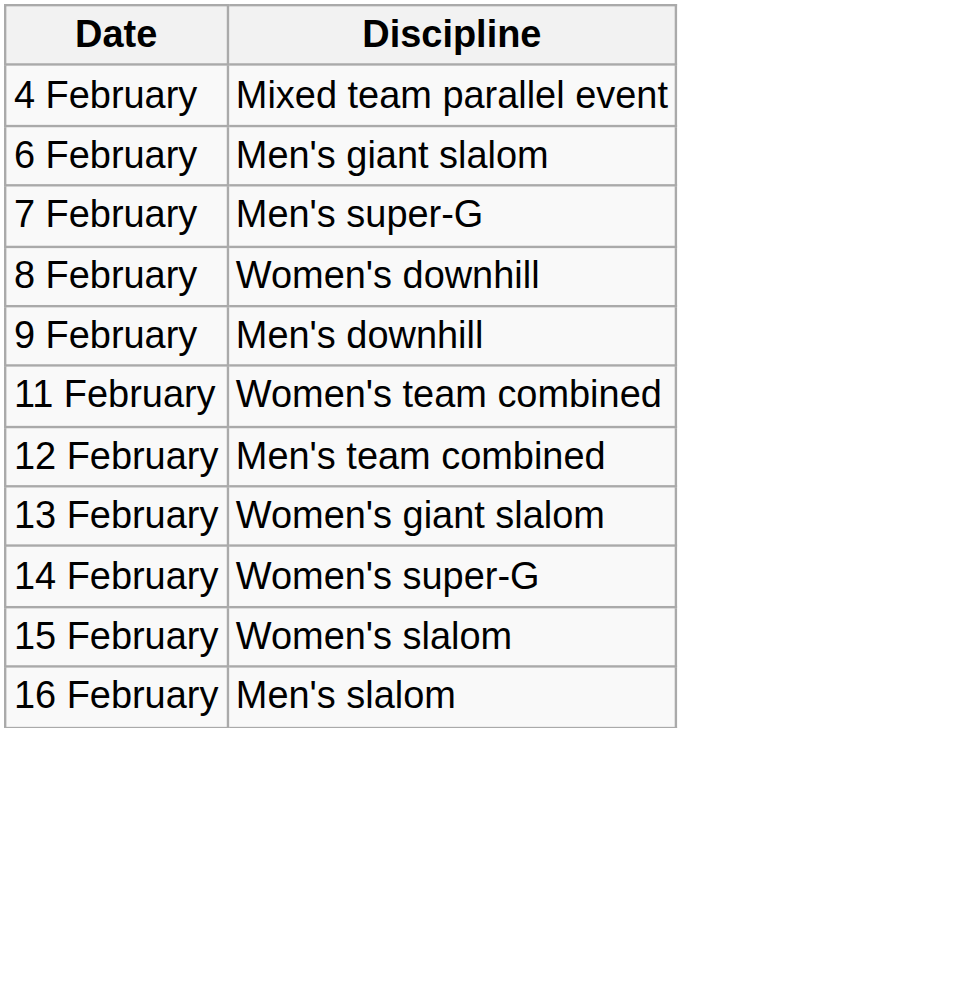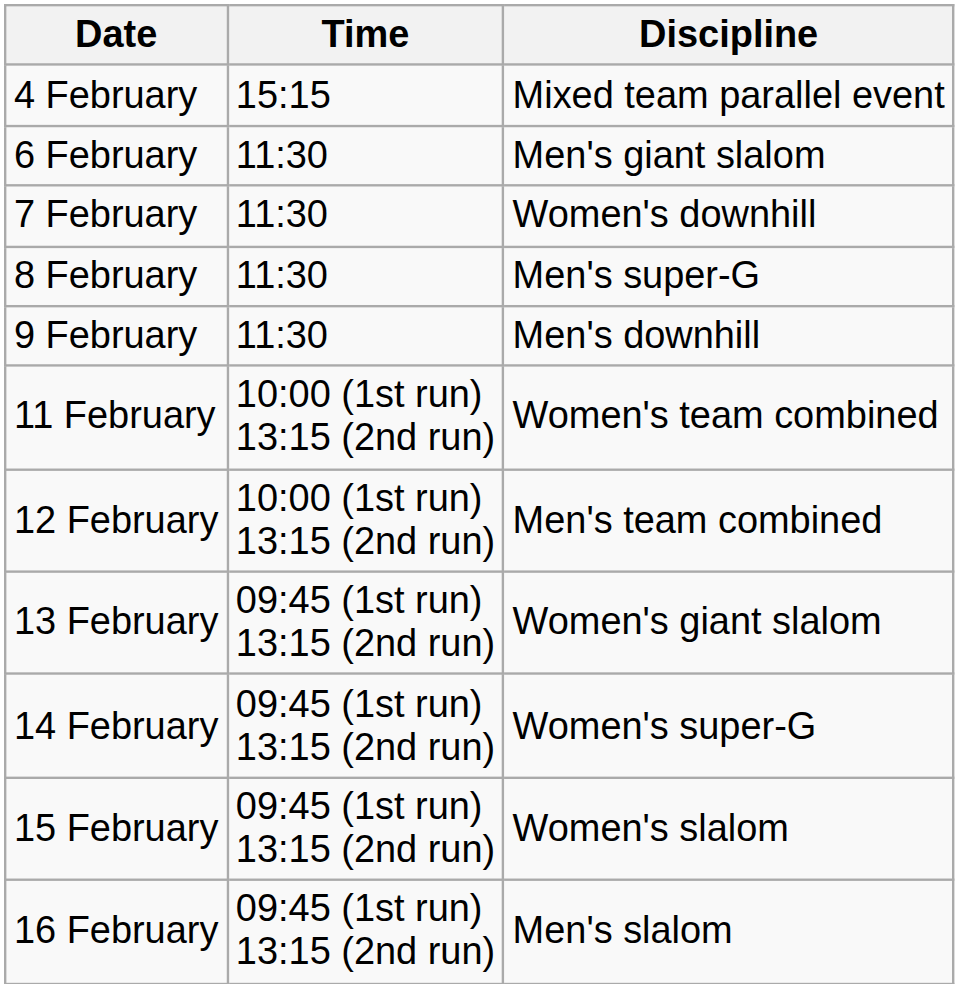+ column: (365, 34)
(360, 214) Men's super-G -> (664, 214) Women's downhill
(388, 275) Women's downhill -> (636, 275) Men's super-G
